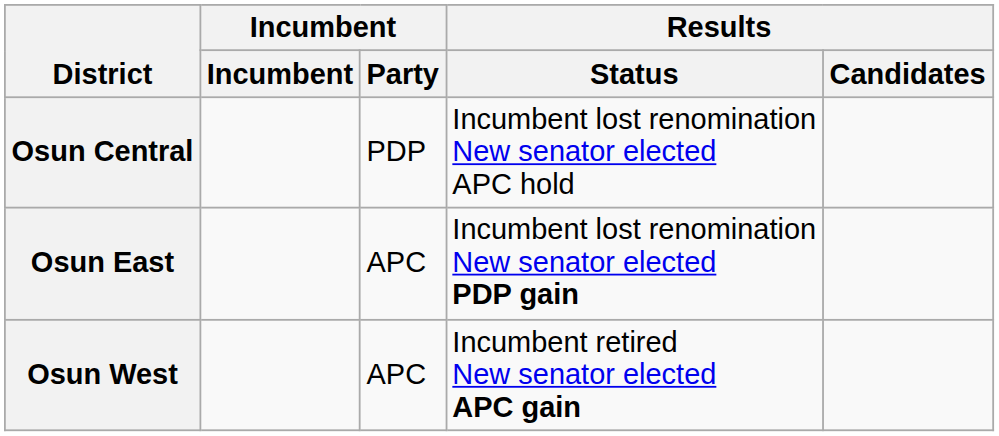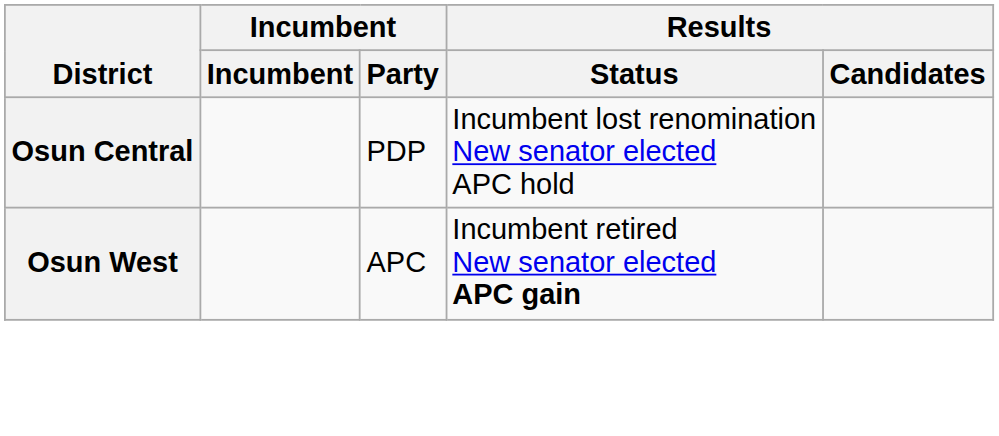- row: (102, 262)
